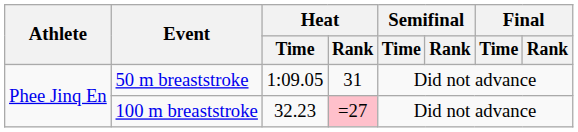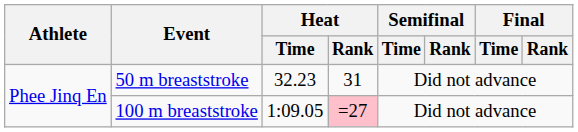(295, 80) 1:09.05 -> (295, 80) 32.23
(295, 111) 32.23 -> (295, 111) 1:09.05
